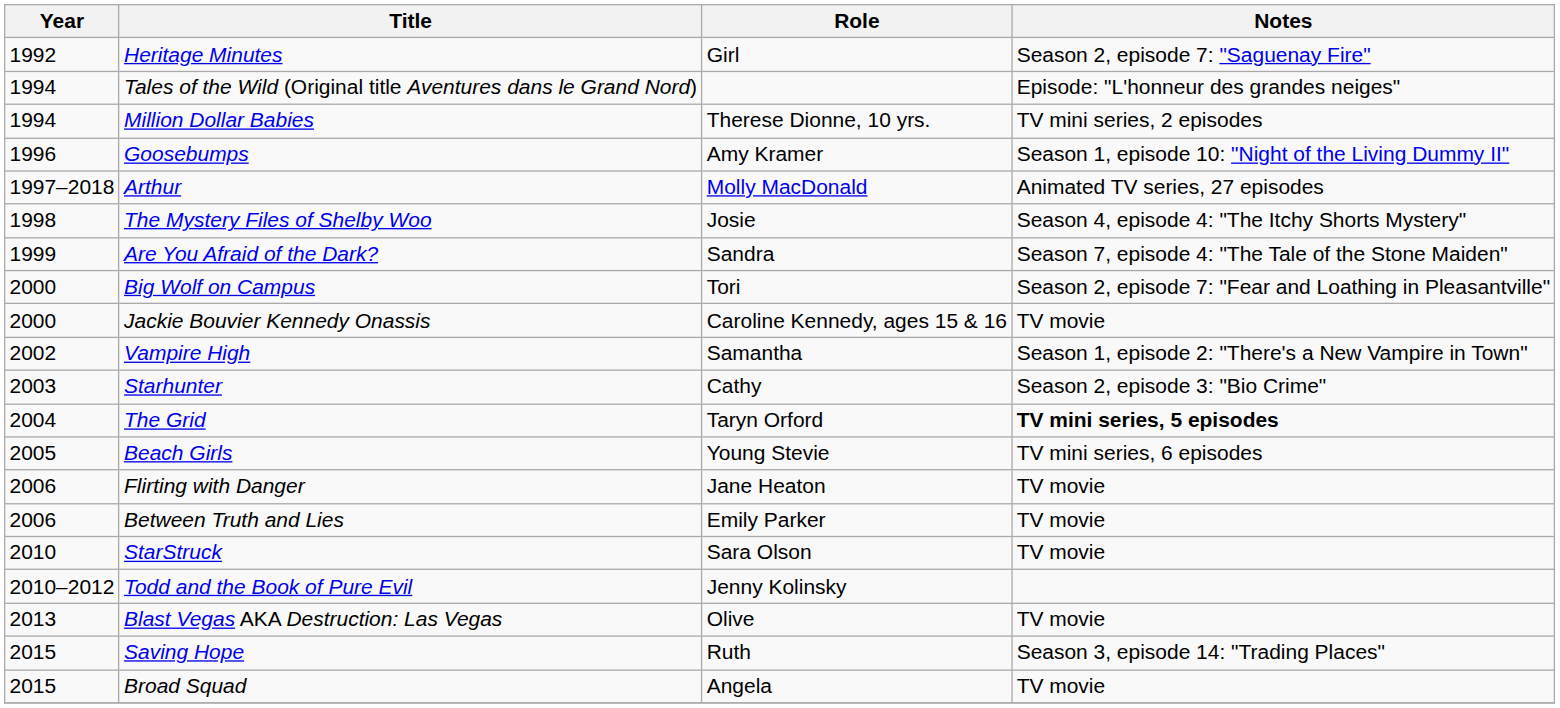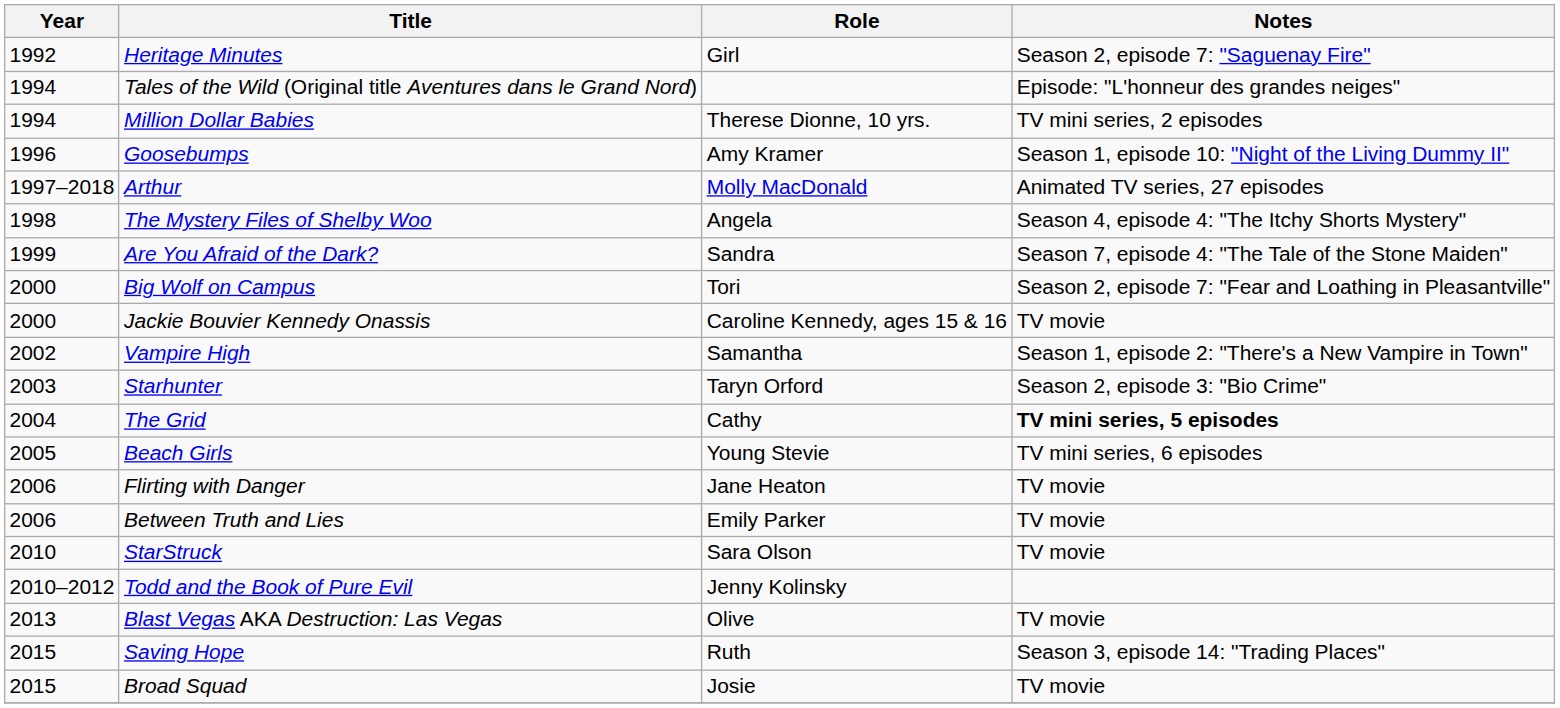(731, 220) Josie -> (739, 220) Angela
(734, 386) Cathy -> (765, 386) Taryn Orford
(765, 420) Taryn Orford -> (734, 420) Cathy
(739, 685) Angela -> (731, 685) Josie
